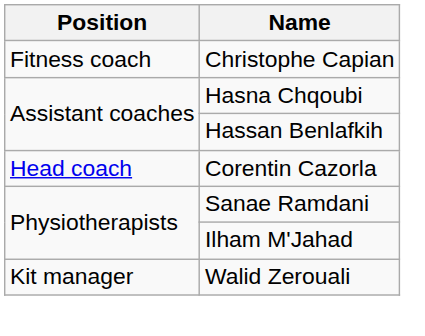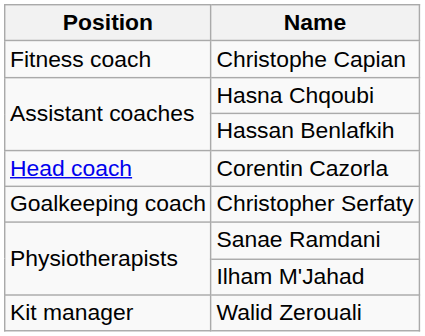+ row: (315, 204)
